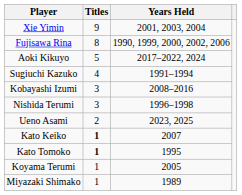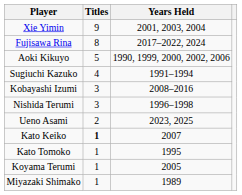(171, 43) 1990, 1999, 2000, 2002, 2006 -> (171, 43) 2017–2022, 2024
(171, 58) 2017–2022, 2024 -> (171, 58) 1990, 1999, 2000, 2002, 2006
(97, 151) bold -> (97, 151) normal
